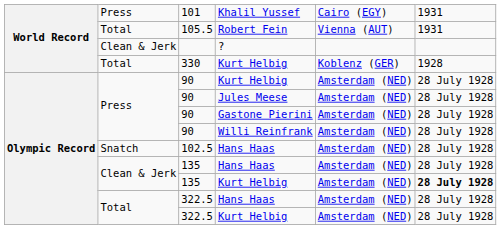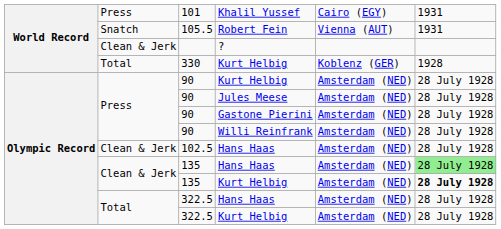(116, 30) Total -> (119, 30) Snatch
(119, 149) Snatch -> (138, 149) Clean & Jerk
(455, 166) no background -> (455, 166) lightgreen background
